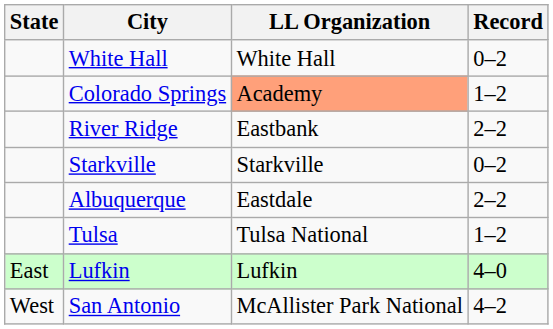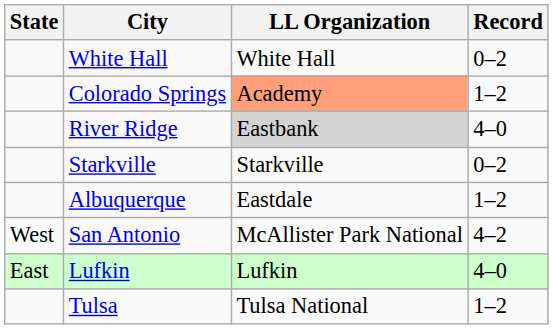(278, 128) no background -> (278, 128) lightgrey background
(490, 128) 2–2 -> (490, 128) 4–0
(490, 199) 2–2 -> (490, 199) 1–2
rows swapped: (93, 235) <-> (124, 306)
